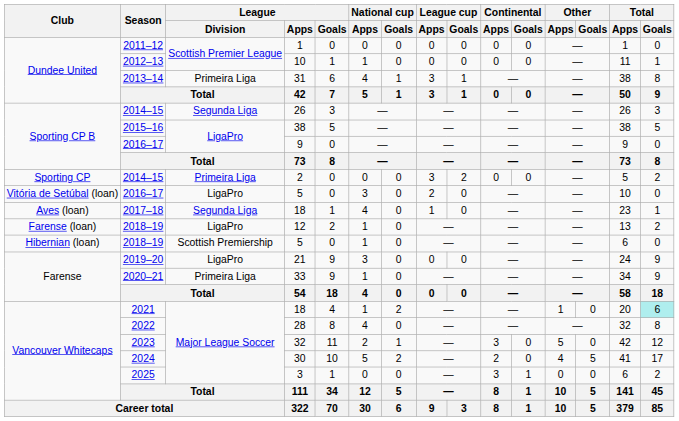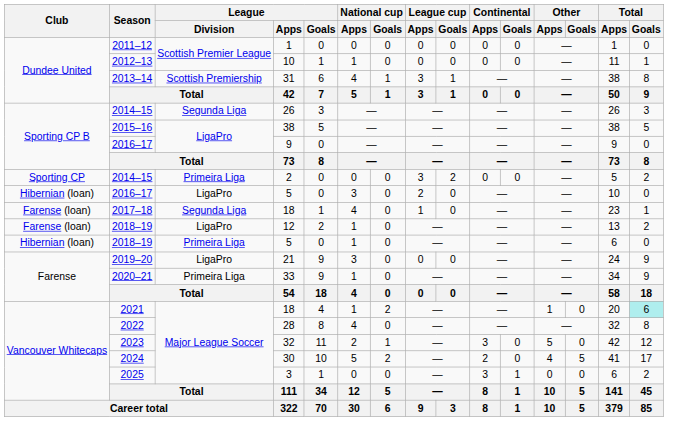(225, 78) Primeira Liga -> (214, 78) Scottish Premiership
(62, 194) Vitória de Setúbal (loan) -> (57, 194) Hibernian (loan)
(62, 210) Aves (loan) -> (57, 210) Farense (loan)
(225, 243) Scottish Premiership -> (214, 243) Primeira Liga
